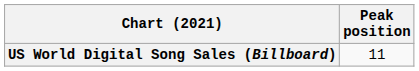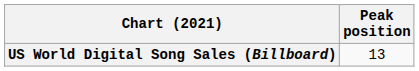(377, 55) 11 -> (377, 55) 13
